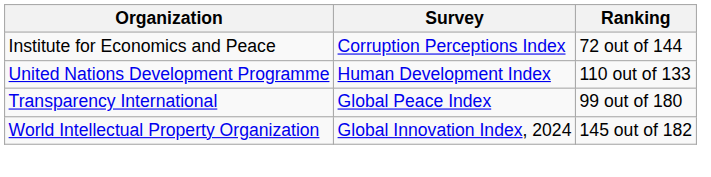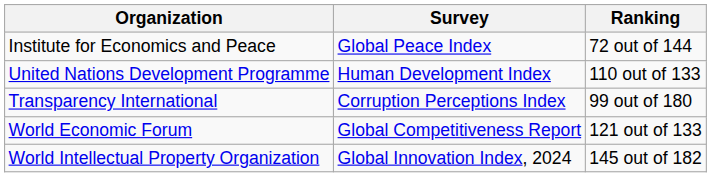(452, 46) Corruption Perceptions Index -> (414, 46) Global Peace Index
(414, 102) Global Peace Index -> (452, 102) Corruption Perceptions Index
+ row: (100, 130)
